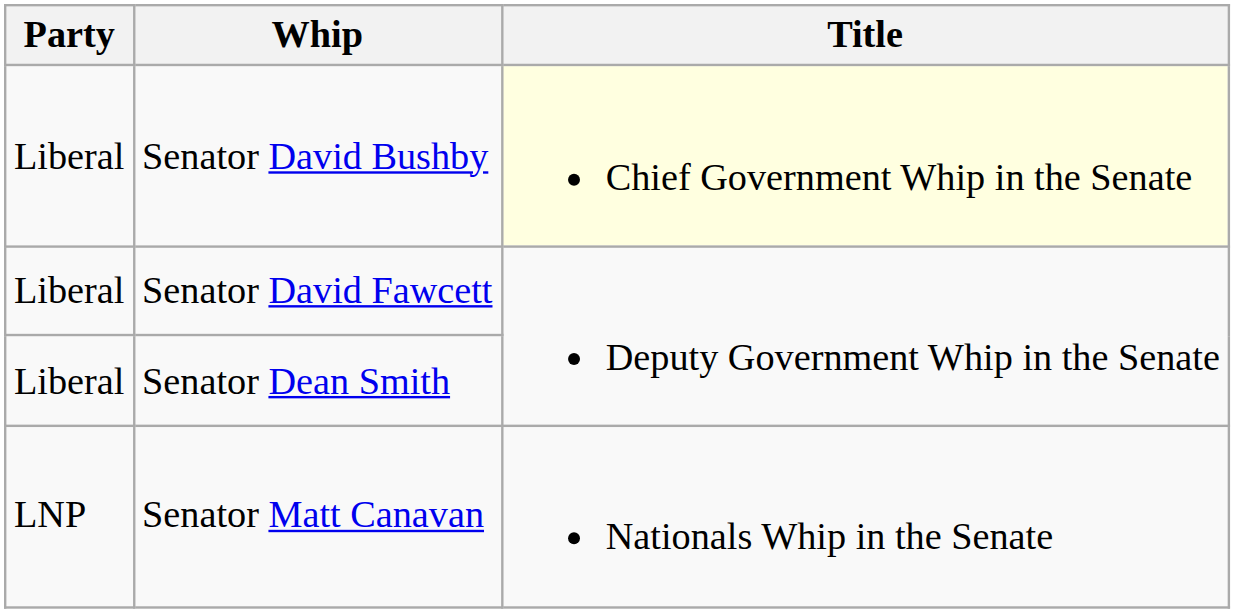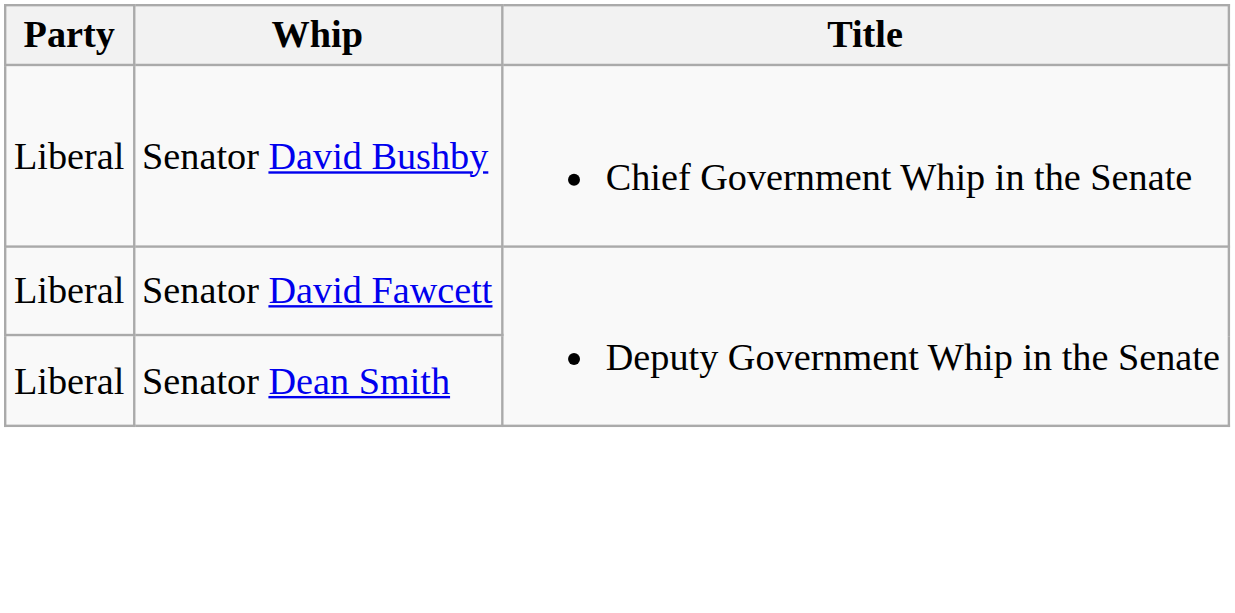(865, 177) lightyellow background -> (865, 177) no background
- row: (313, 515)
